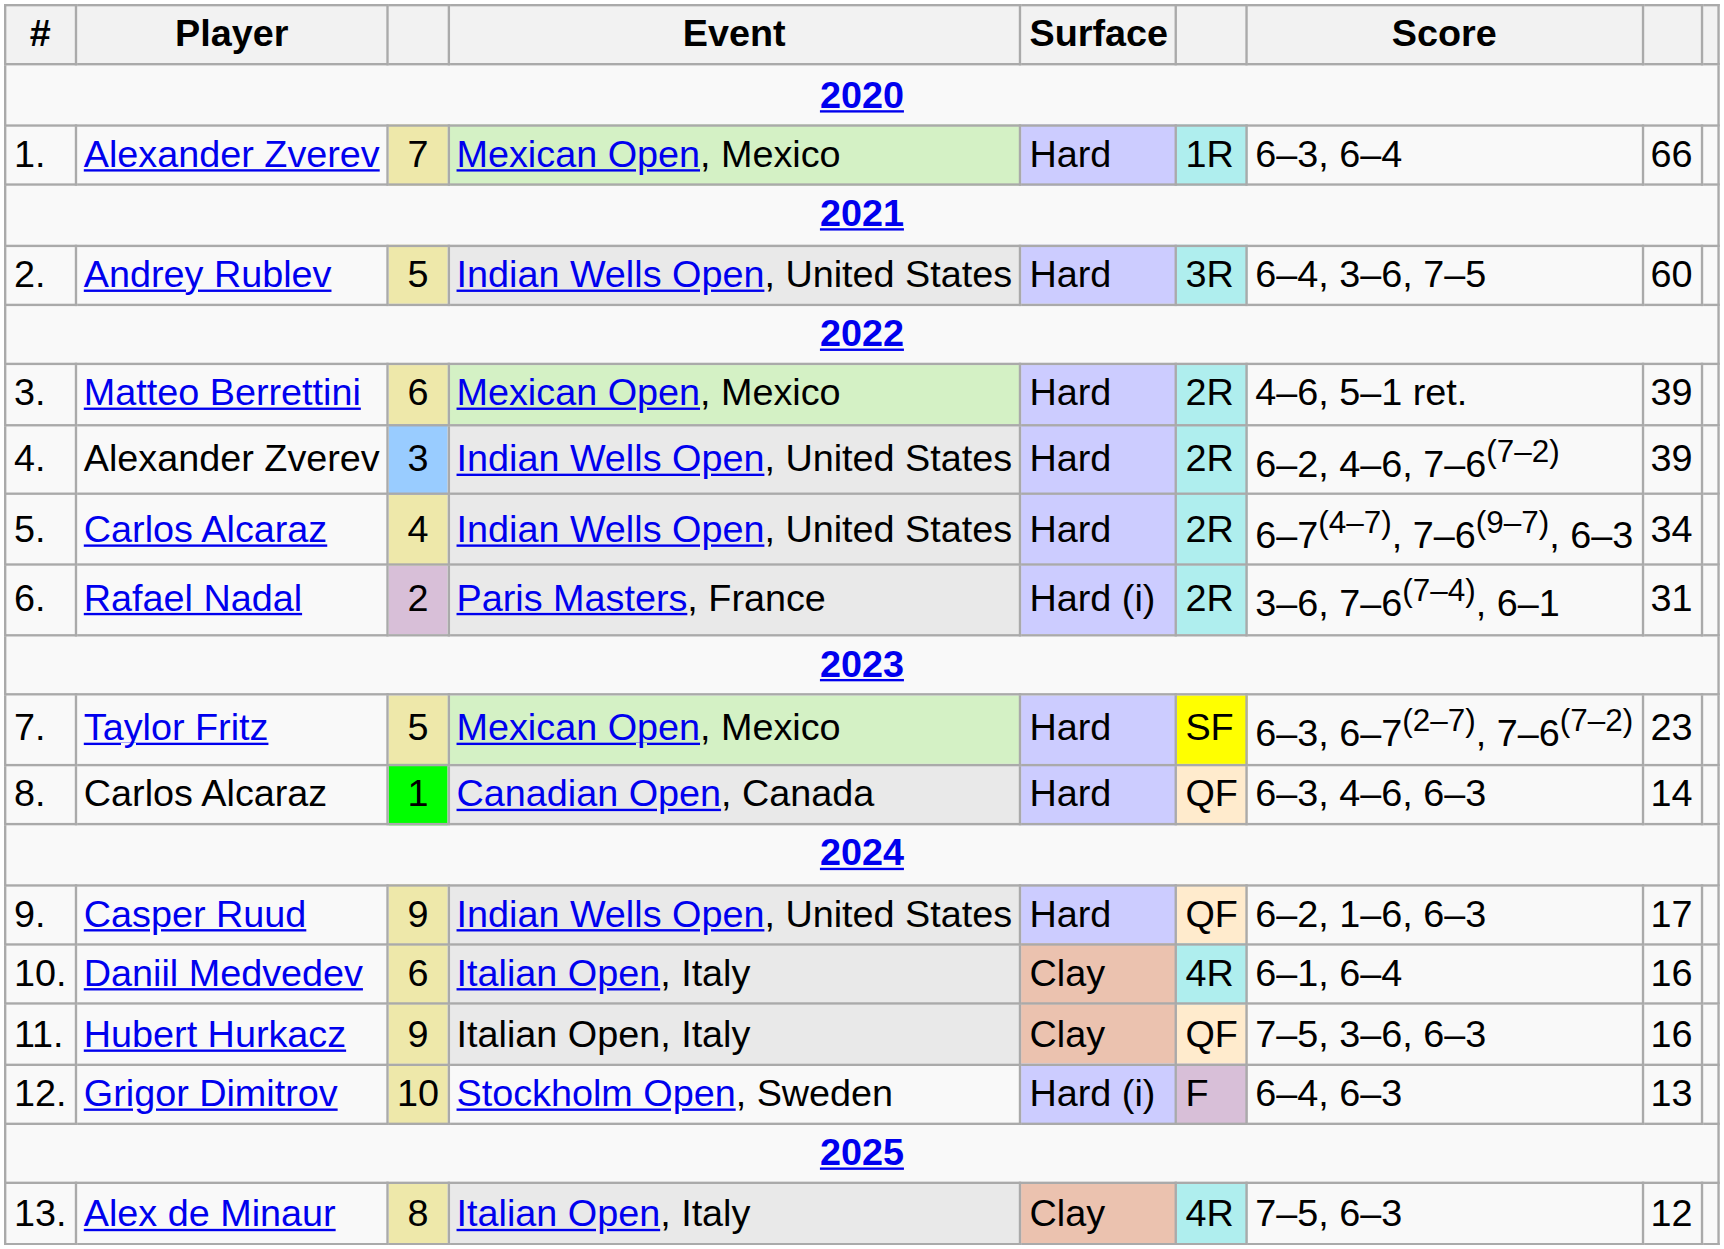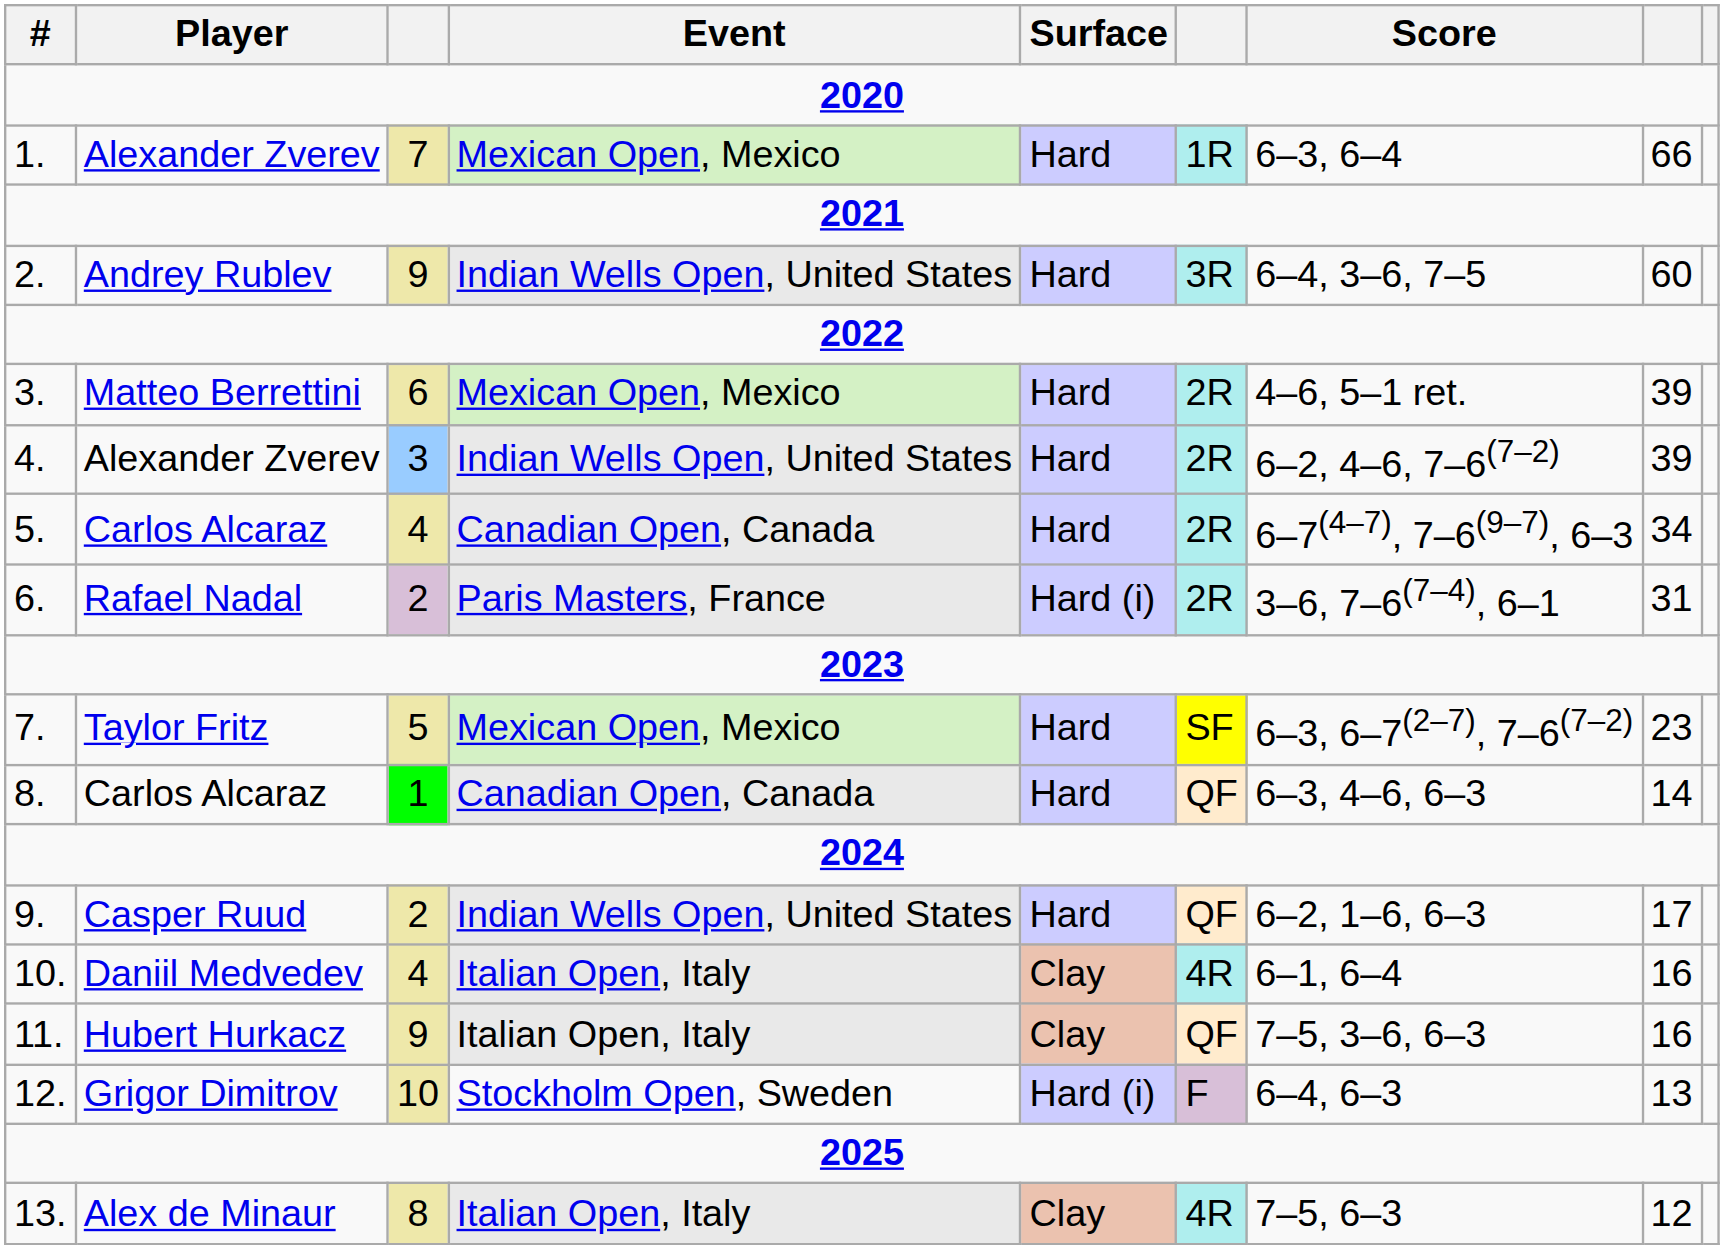(418, 273) 5 -> (418, 273) 9
(734, 528) Indian Wells Open, United States -> (665, 528) Canadian Open, Canada
(418, 913) 9 -> (418, 913) 2
(418, 973) 6 -> (418, 973) 4
